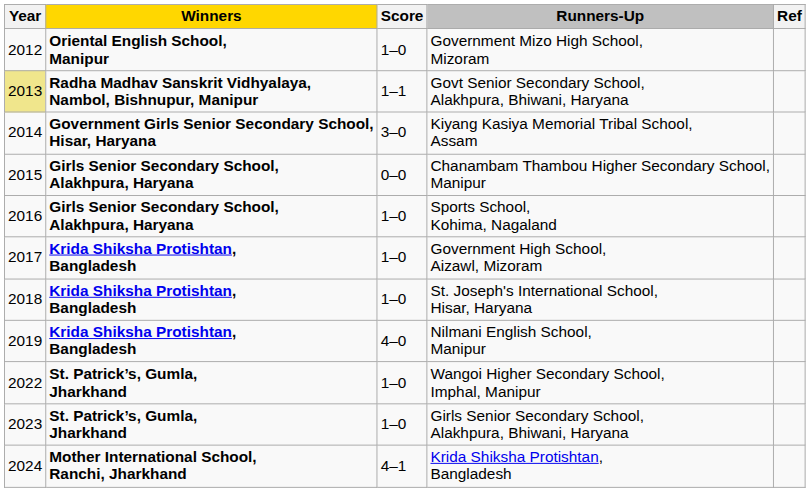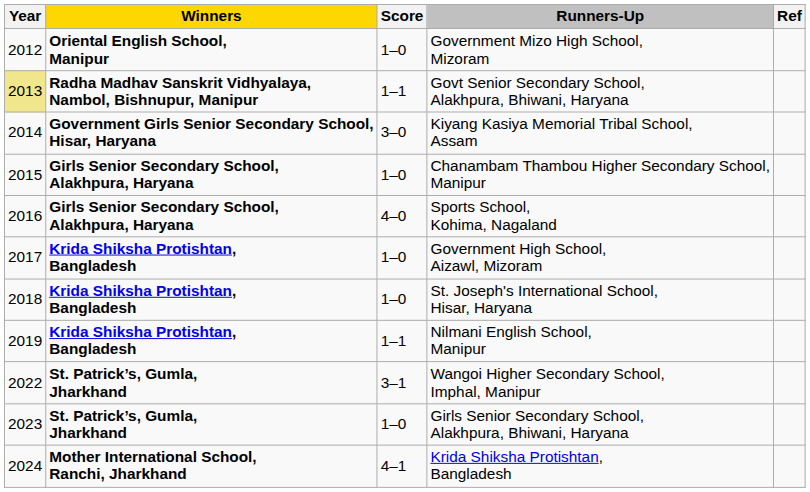(394, 174) 0–0 -> (394, 174) 1–0
(394, 216) 1–0 -> (394, 216) 4–0
(394, 341) 4–0 -> (394, 341) 1–1
(394, 382) 1–0 -> (394, 382) 3–1
